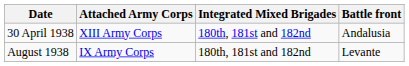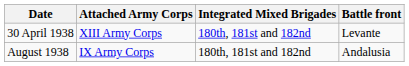(366, 33) Andalusia -> (361, 33) Levante
(361, 52) Levante -> (366, 52) Andalusia
